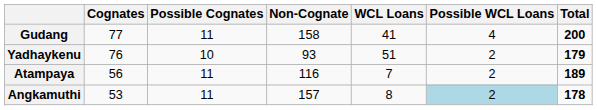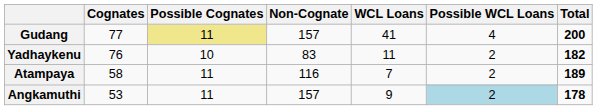(207, 34) no background -> (207, 34) khaki background
(309, 34) 158 -> (309, 34) 157
(309, 54) 93 -> (309, 54) 83
(389, 54) 51 -> (389, 54) 11
(575, 54) 179 -> (575, 54) 182
(116, 74) 56 -> (116, 74) 58
(389, 94) 8 -> (389, 94) 9
